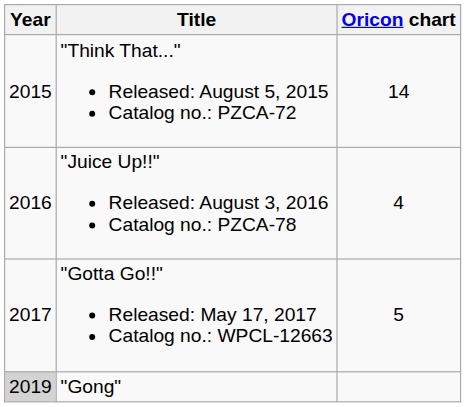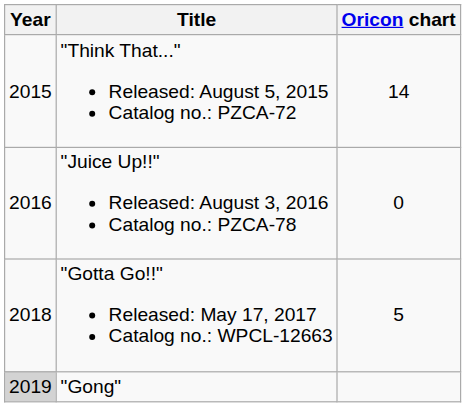(399, 203) 4 -> (399, 203) 0
(30, 315) 2017 -> (30, 315) 2018
